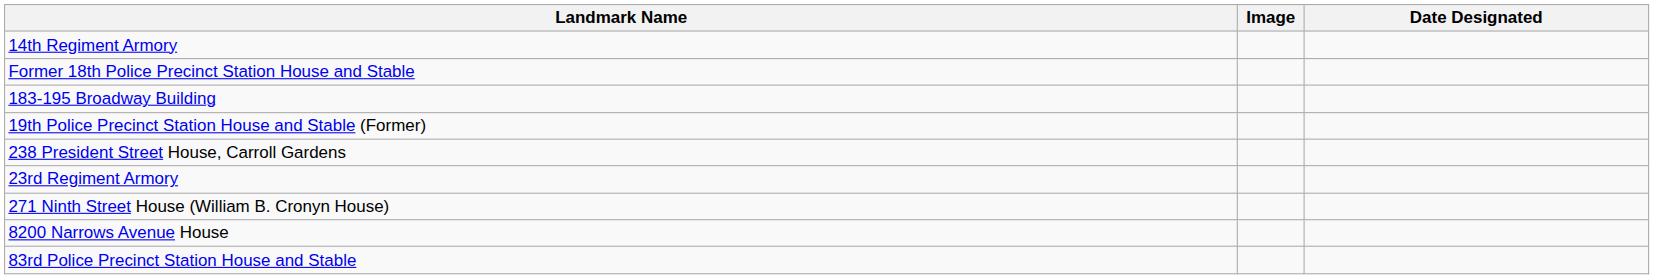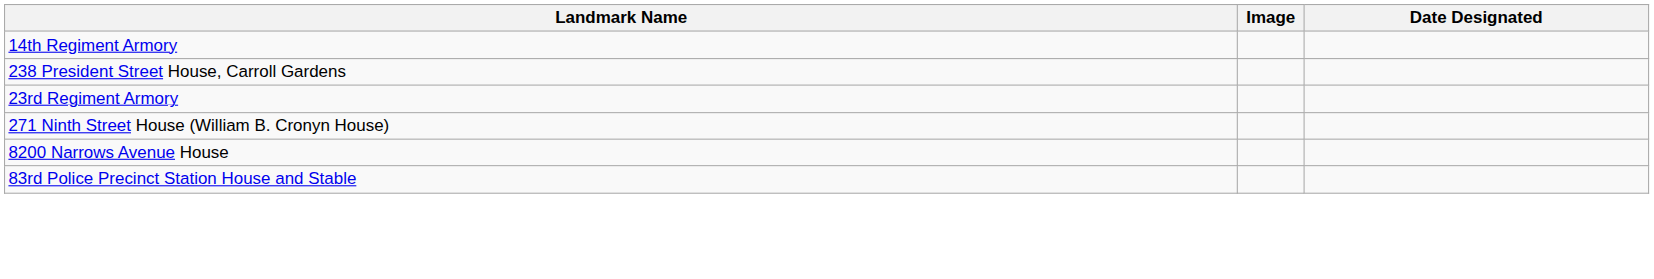- row: (212, 71)
- row: (112, 98)
- row: (217, 125)
